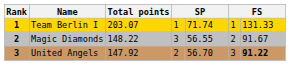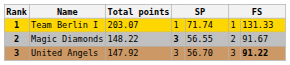(176, 39) normal -> (176, 39) bold
(176, 53) 2 -> (176, 53) 3
